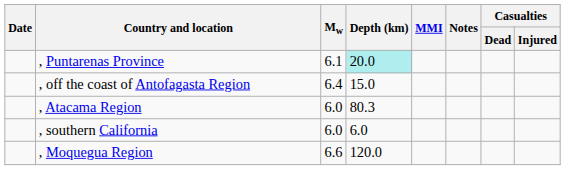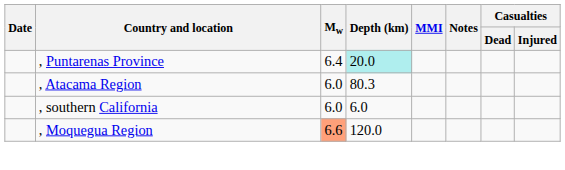(333, 61) 6.1 -> (333, 61) 6.4
- row: (144, 84)
(333, 152) no background -> (333, 130) lightsalmon background
